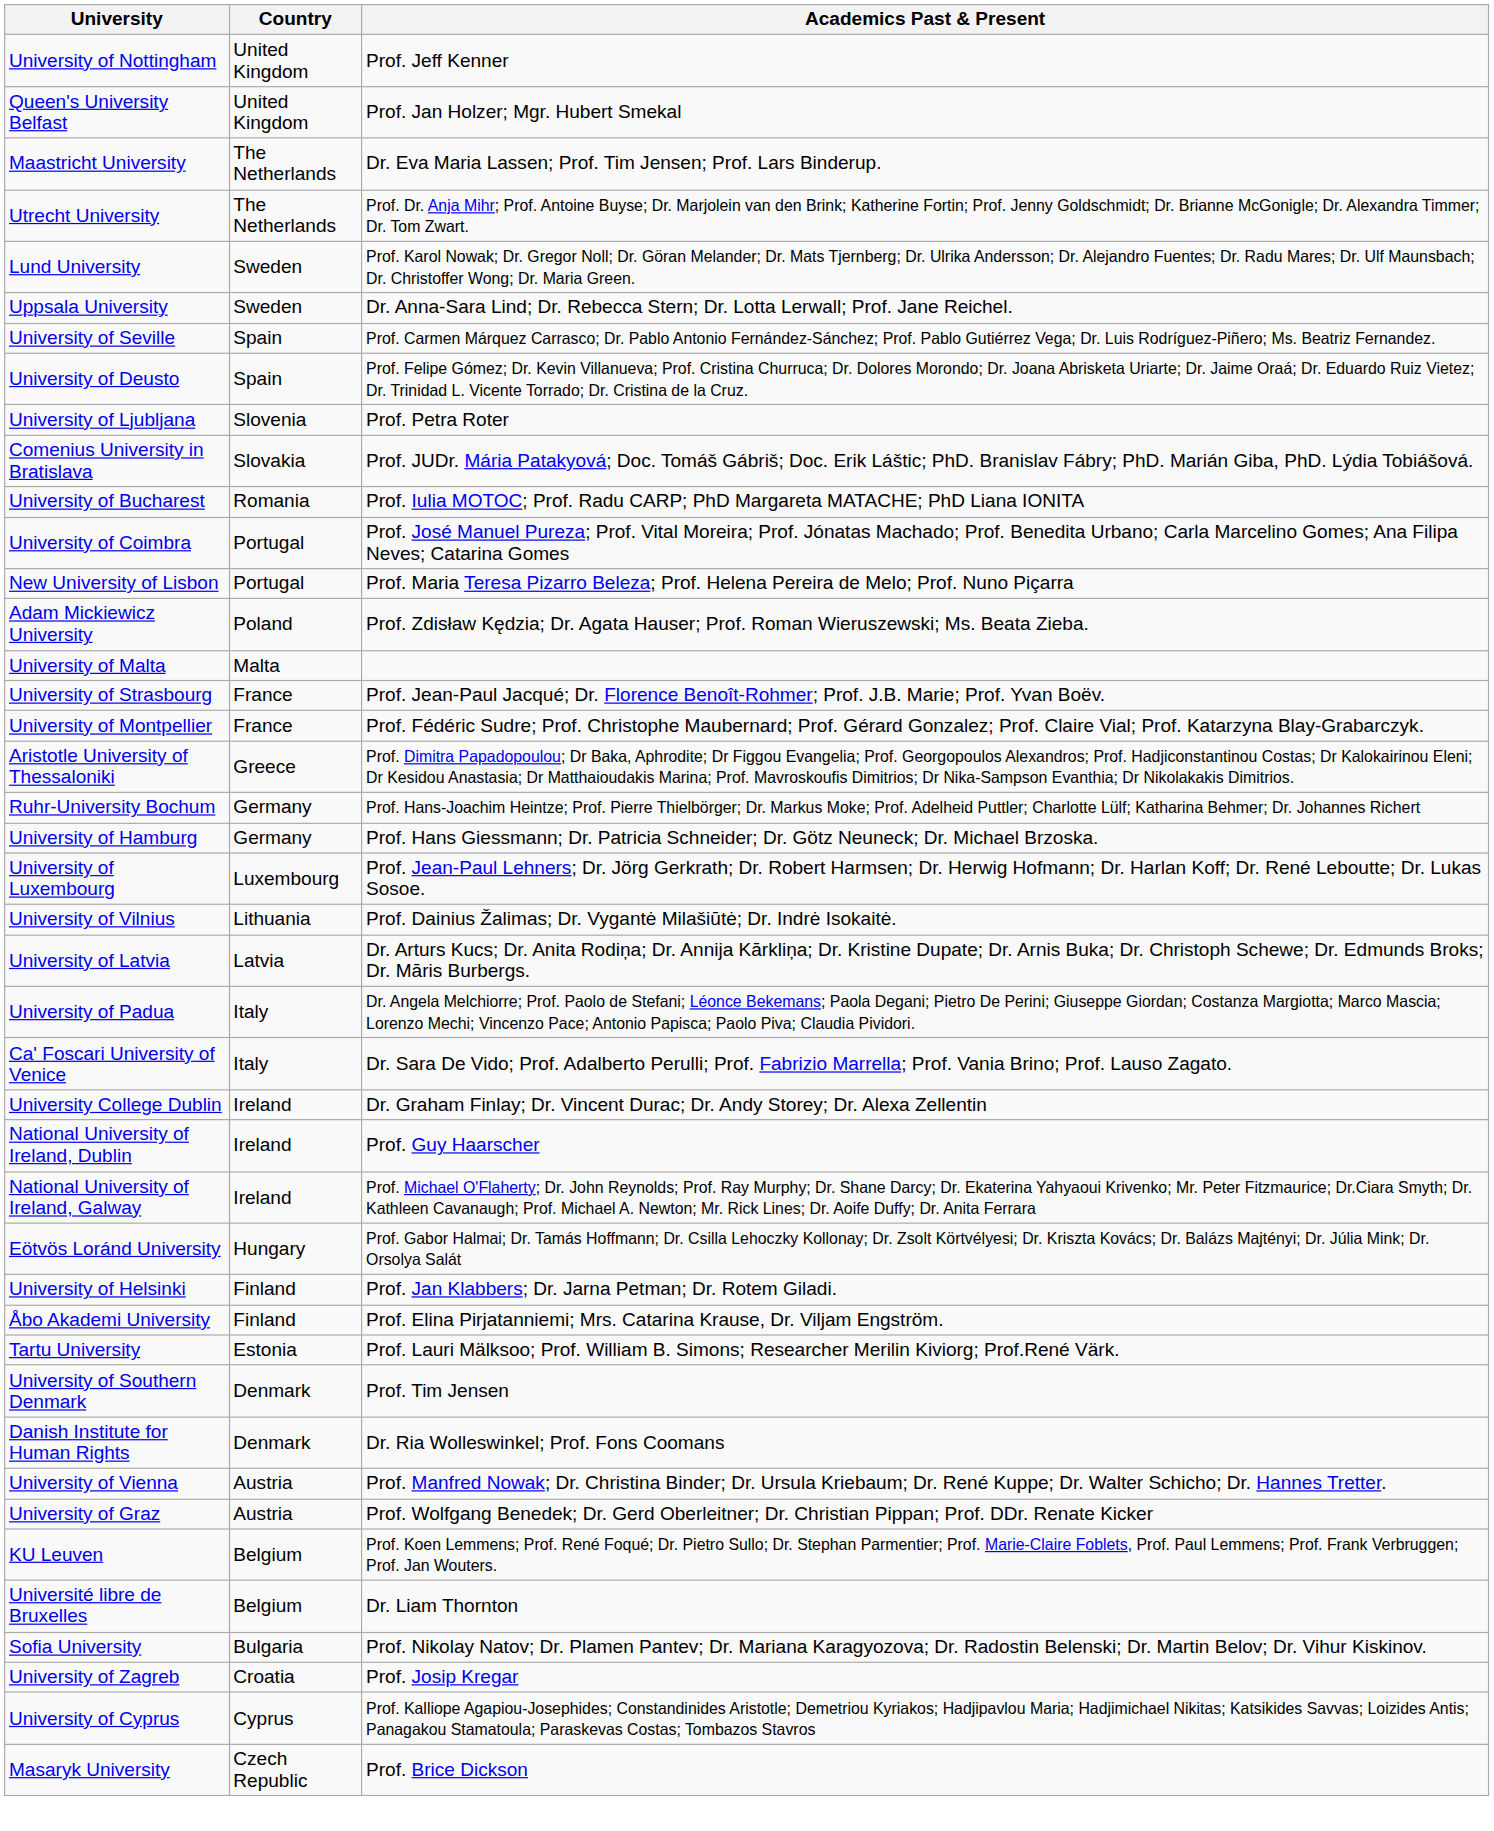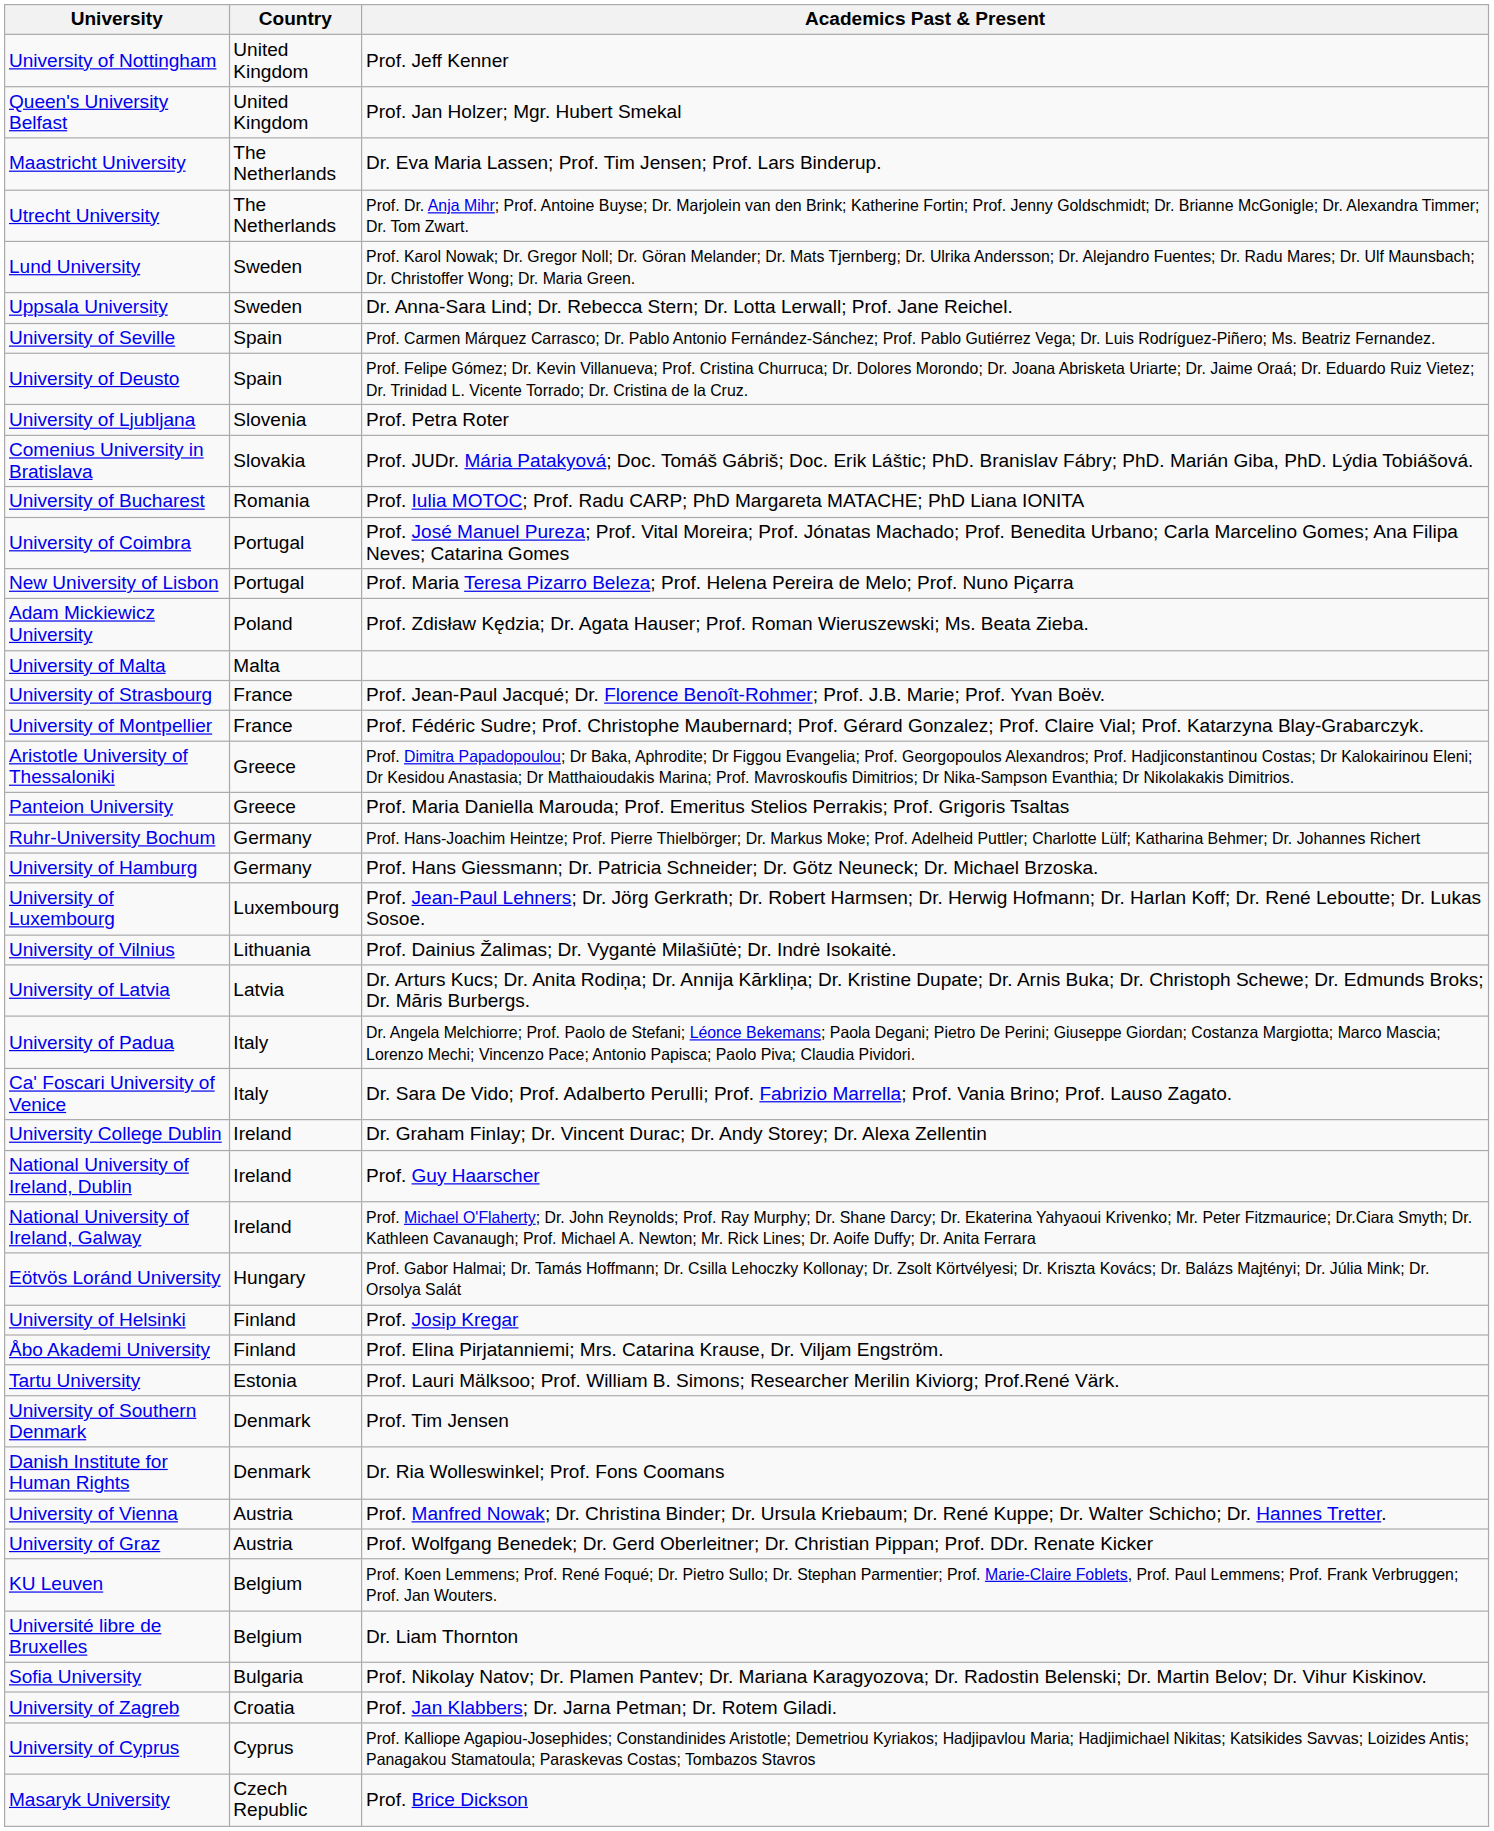+ row: (91, 807)
(602, 1289) Prof. Jan Klabbers; Dr. Jarna Petman; Dr. Rotem Giladi. -> (442, 1319) Prof. Josip Kregar
(442, 1677) Prof. Josip Kregar -> (602, 1707) Prof. Jan Klabbers; Dr. Jarna Petman; Dr. Rotem Giladi.
